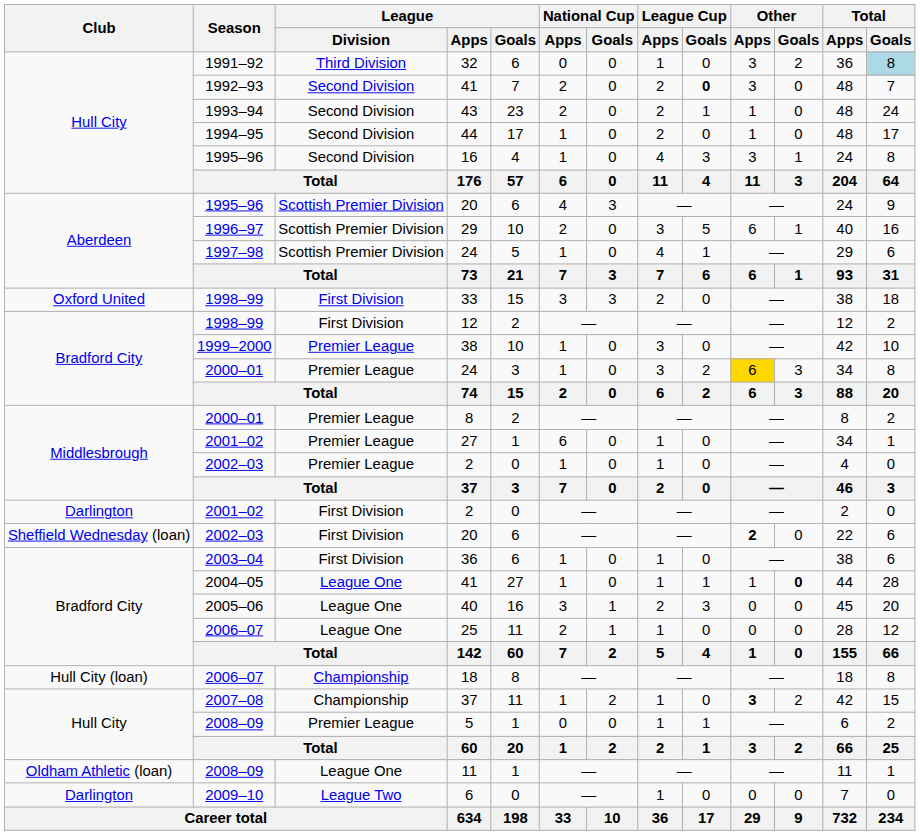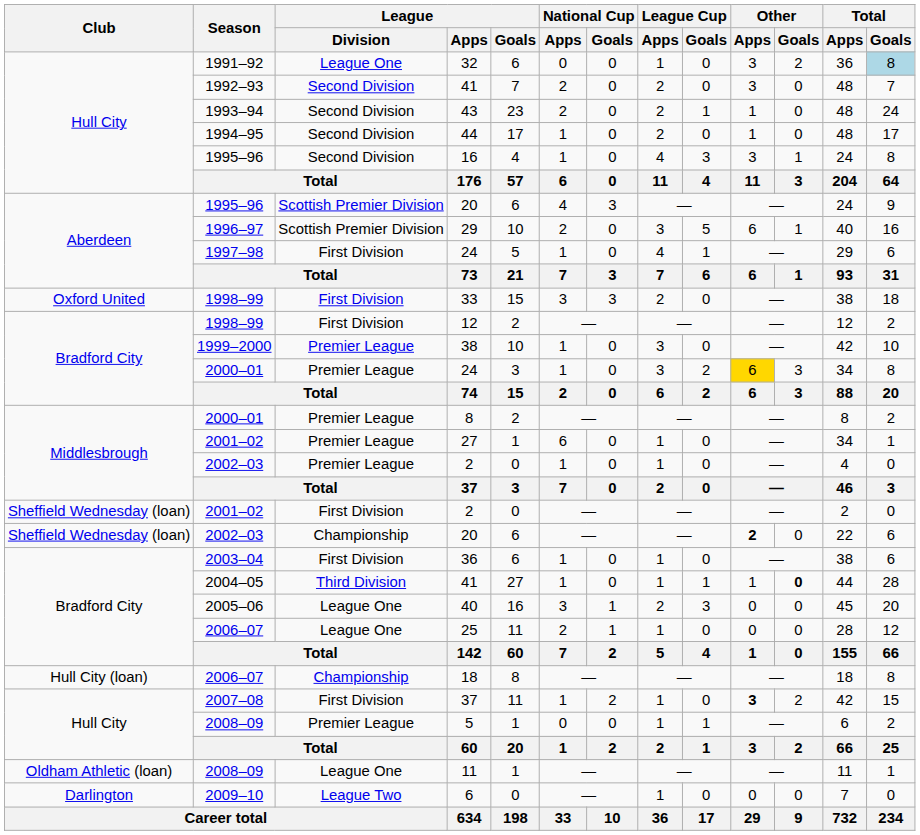(361, 63) Third Division -> (361, 63) League One
(706, 87) bold -> (706, 87) normal
(361, 252) Scottish Premier Division -> (361, 252) First Division
(99, 511) Darlington -> (99, 511) Sheffield Wednesday (loan)
(361, 535) First Division -> (361, 535) Championship
(361, 582) League One -> (361, 582) Third Division
(361, 700) Championship -> (361, 700) First Division
